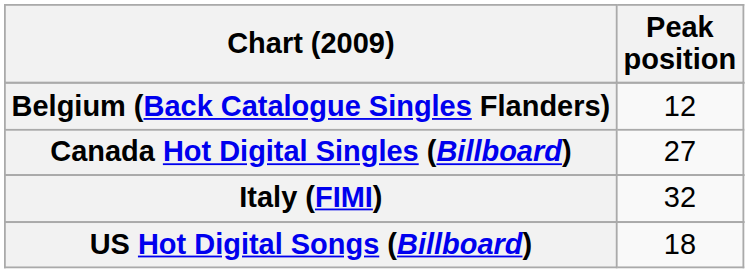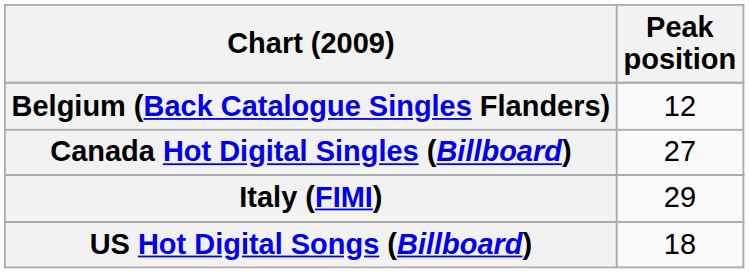(680, 197) 32 -> (680, 197) 29
